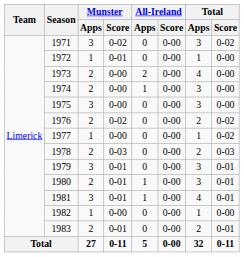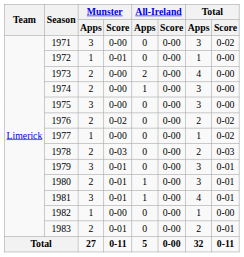(118, 43) 0-02 -> (118, 43) 0-00
